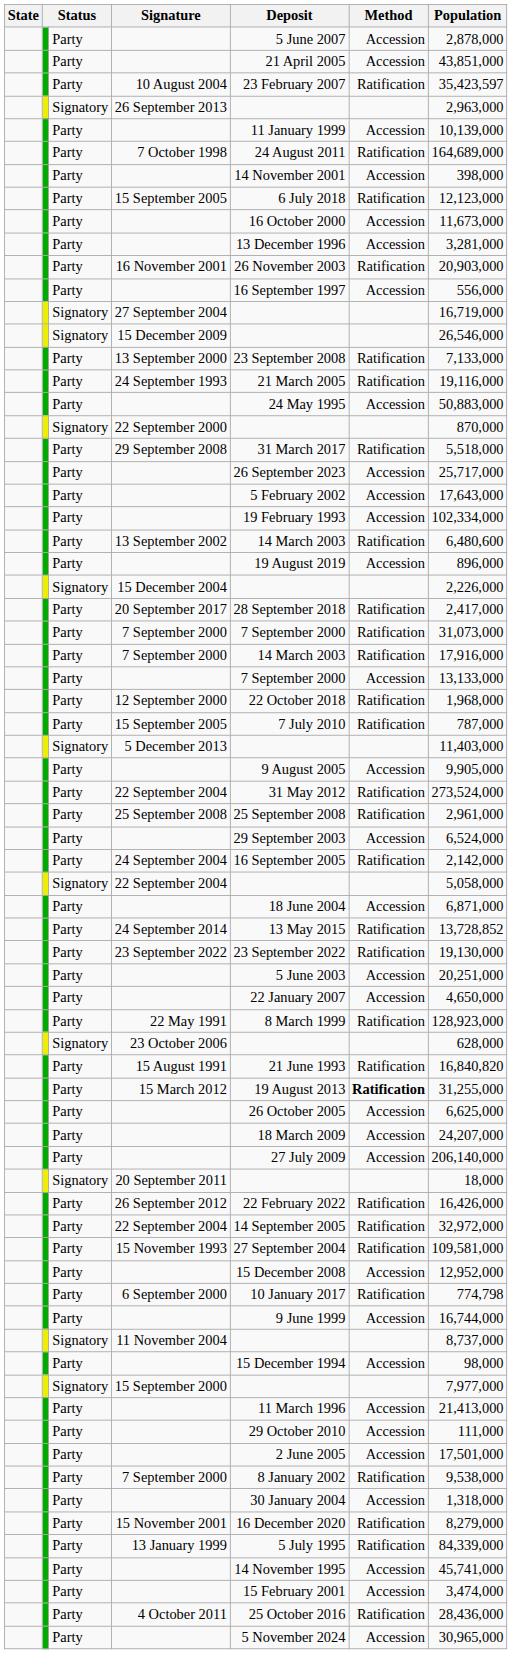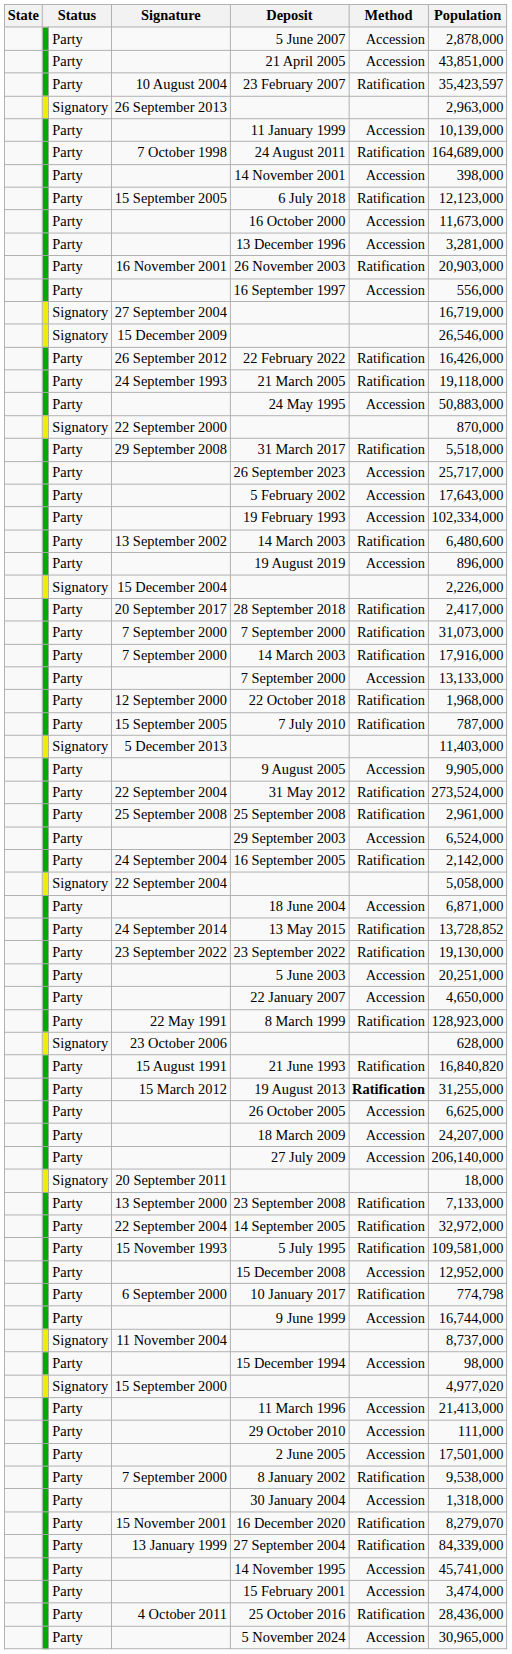rows swapped: (67, 1203) <-> (67, 358)
(471, 381) 19,116,000 -> (471, 381) 19,118,000
(289, 1249) 27 September 2004 -> (312, 1249) 5 July 1995
(475, 1386) 7,977,000 -> (475, 1386) 4,977,020
(475, 1523) 8,279,000 -> (475, 1523) 8,279,070
(312, 1546) 5 July 1995 -> (289, 1546) 27 September 2004
